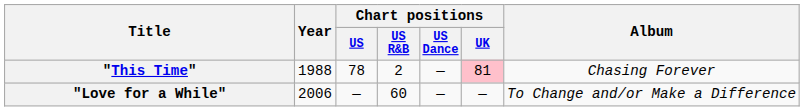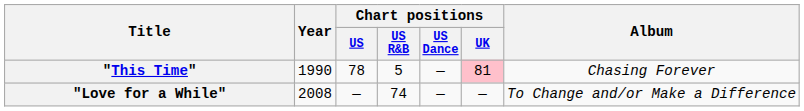(315, 71) 1988 -> (315, 71) 1990
(398, 71) 2 -> (398, 71) 5
(315, 94) 2006 -> (315, 94) 2008
(398, 94) 60 -> (398, 94) 74
